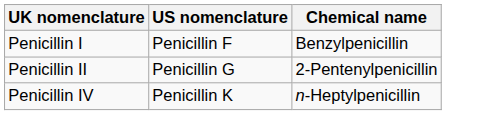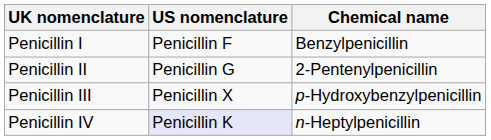+ row: (50, 95)
(193, 95) no background -> (193, 122) lavender background
